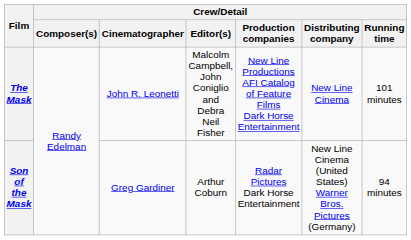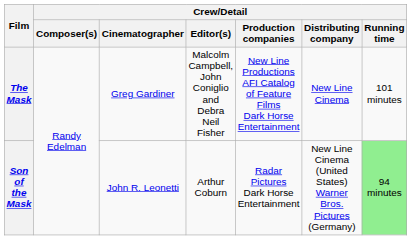(143, 94) John R. Leonetti -> (143, 94) Greg Gardiner
(143, 187) Greg Gardiner -> (143, 187) John R. Leonetti
(384, 187) no background -> (384, 187) lightgreen background
